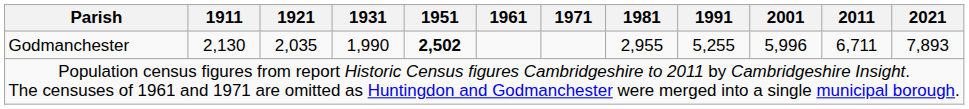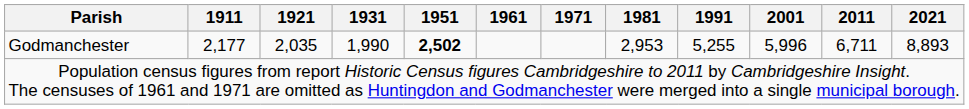(224, 44) 2,130 -> (224, 44) 2,177
(642, 44) 2,955 -> (642, 44) 2,953
(928, 44) 7,893 -> (928, 44) 8,893
